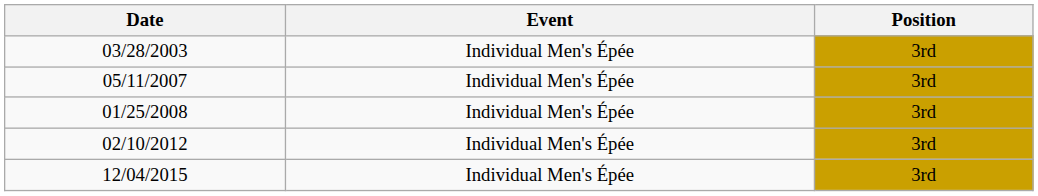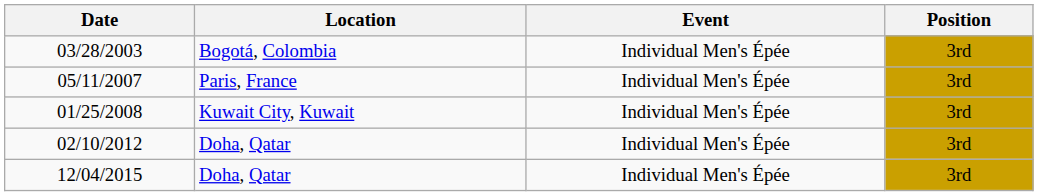+ column: (360, 20)
